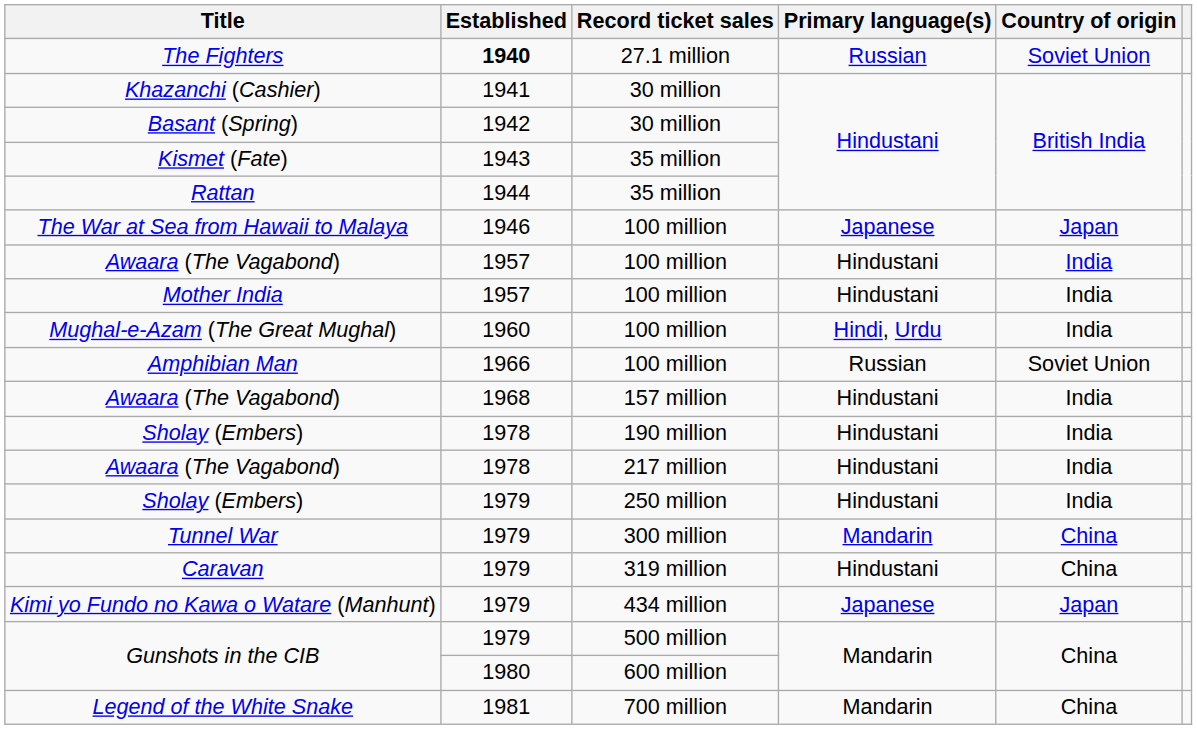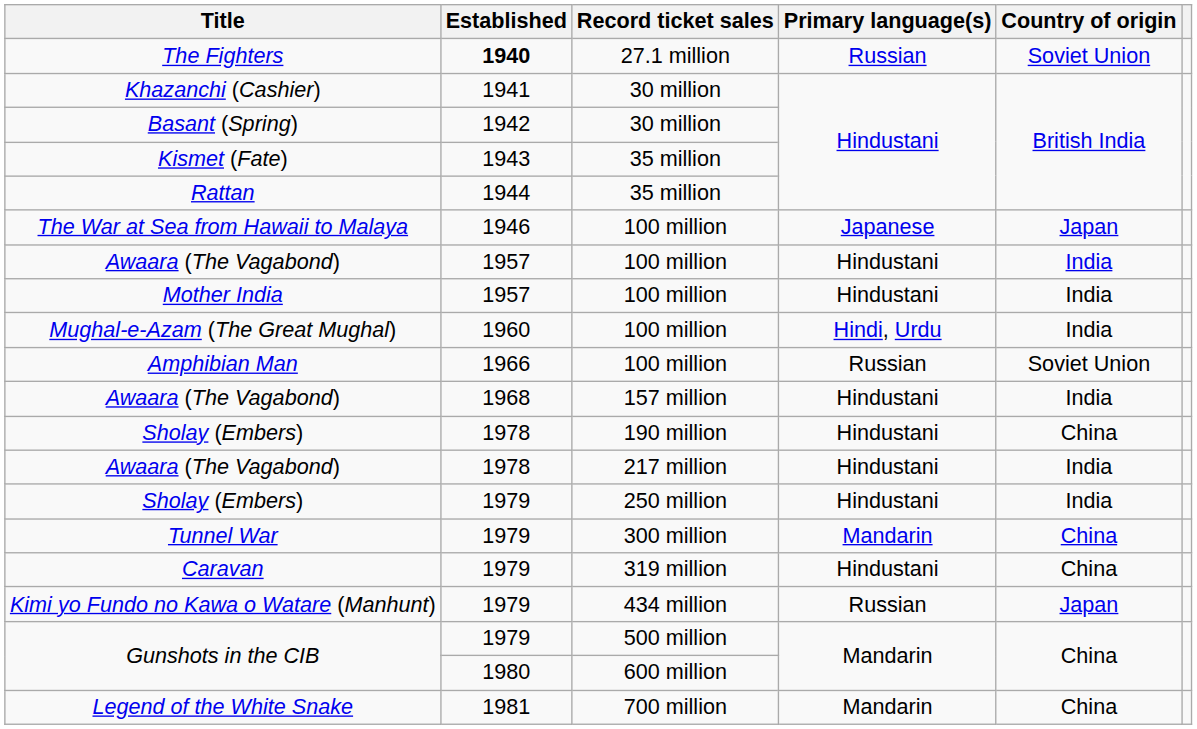(1089, 432) India -> (1089, 432) China
(888, 603) Japanese -> (888, 603) Russian
